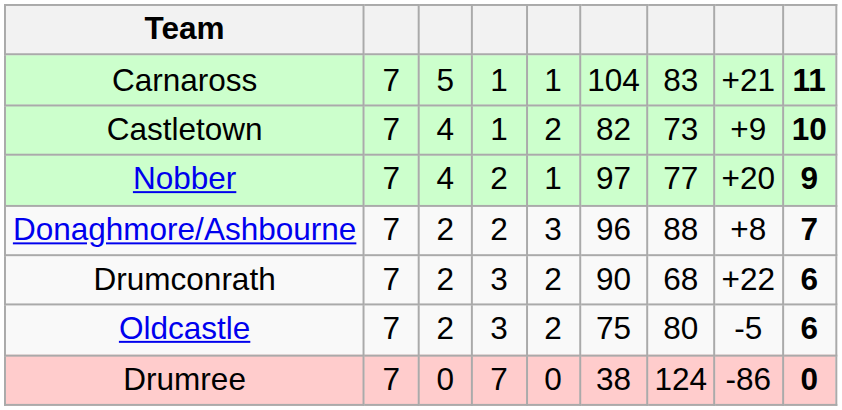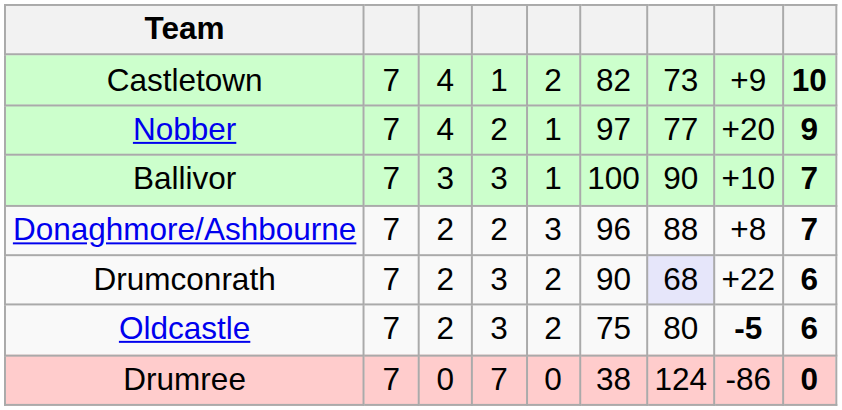- row: (185, 79)
+ row: (185, 179)
(681, 279) no background -> (681, 279) lavender background
(748, 329) normal -> (748, 329) bold
